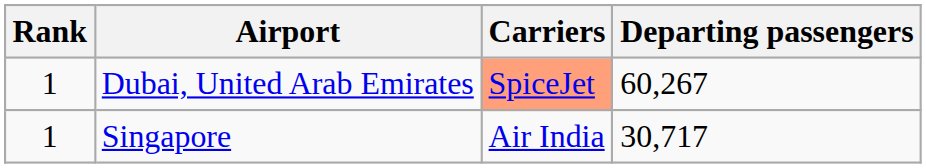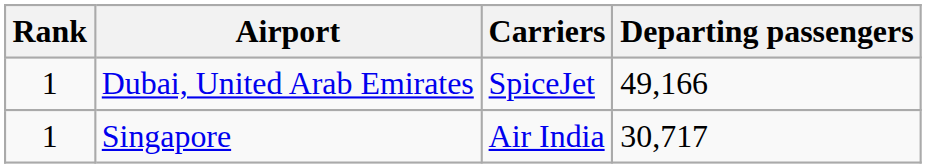(542, 83) lightsalmon background -> (542, 83) no background
(664, 83) 60,267 -> (664, 83) 49,166
